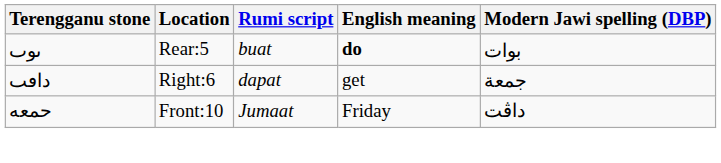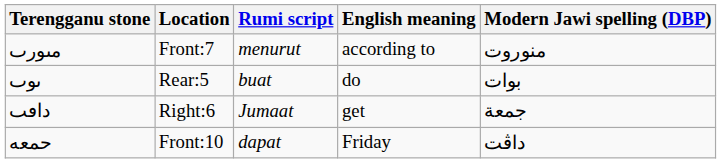+ row: (36, 50)
(352, 49) bold -> (351, 80) normal
(260, 80) dapat -> (266, 111) Jumaat
(266, 111) Jumaat -> (260, 142) dapat
